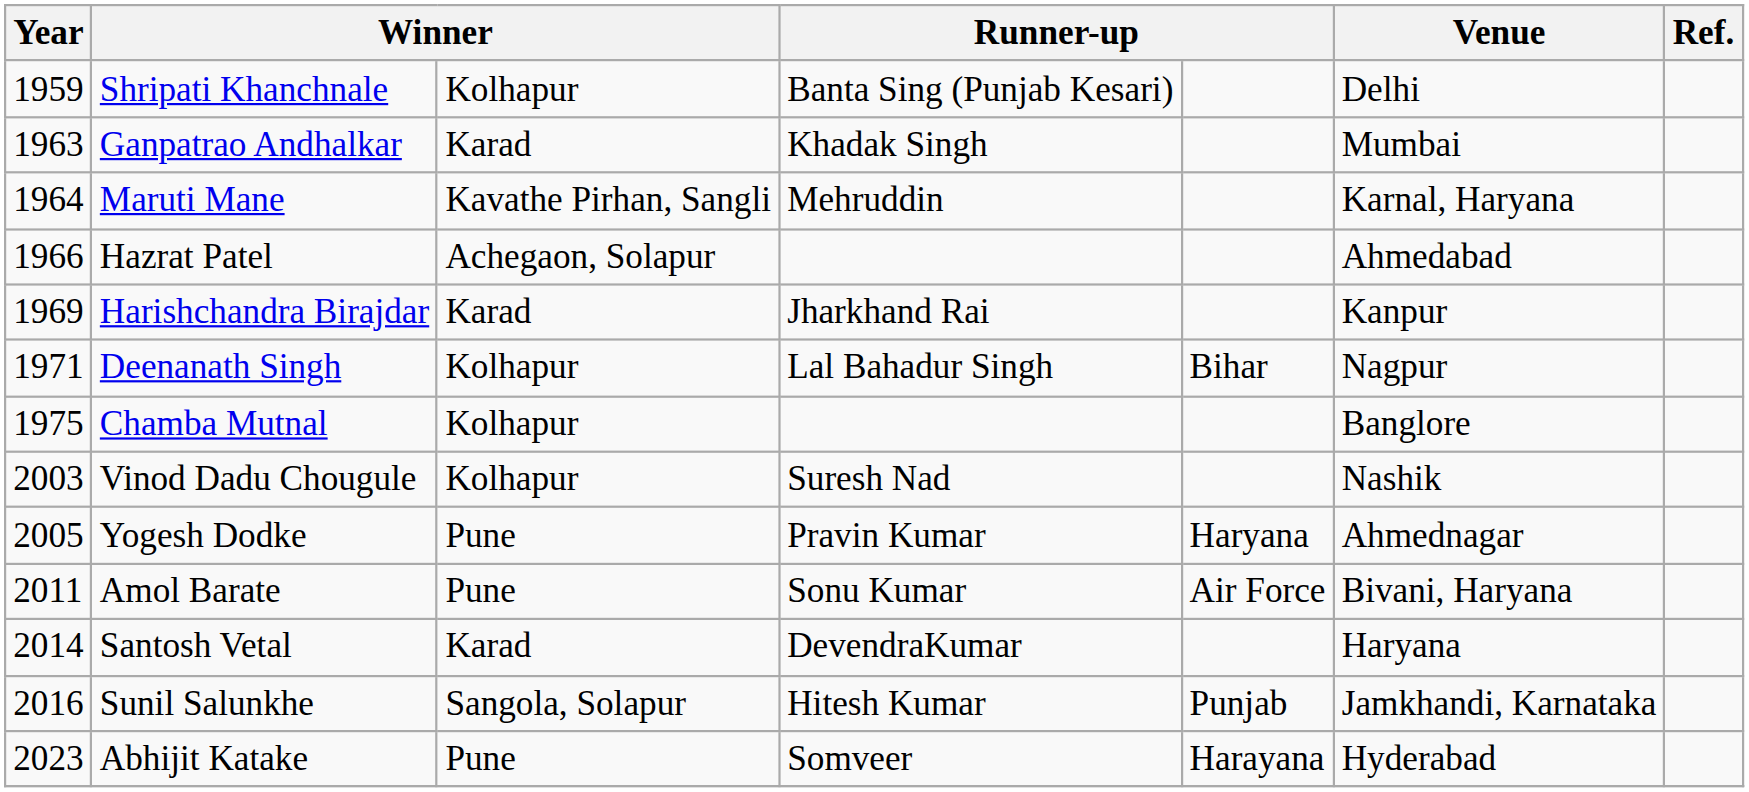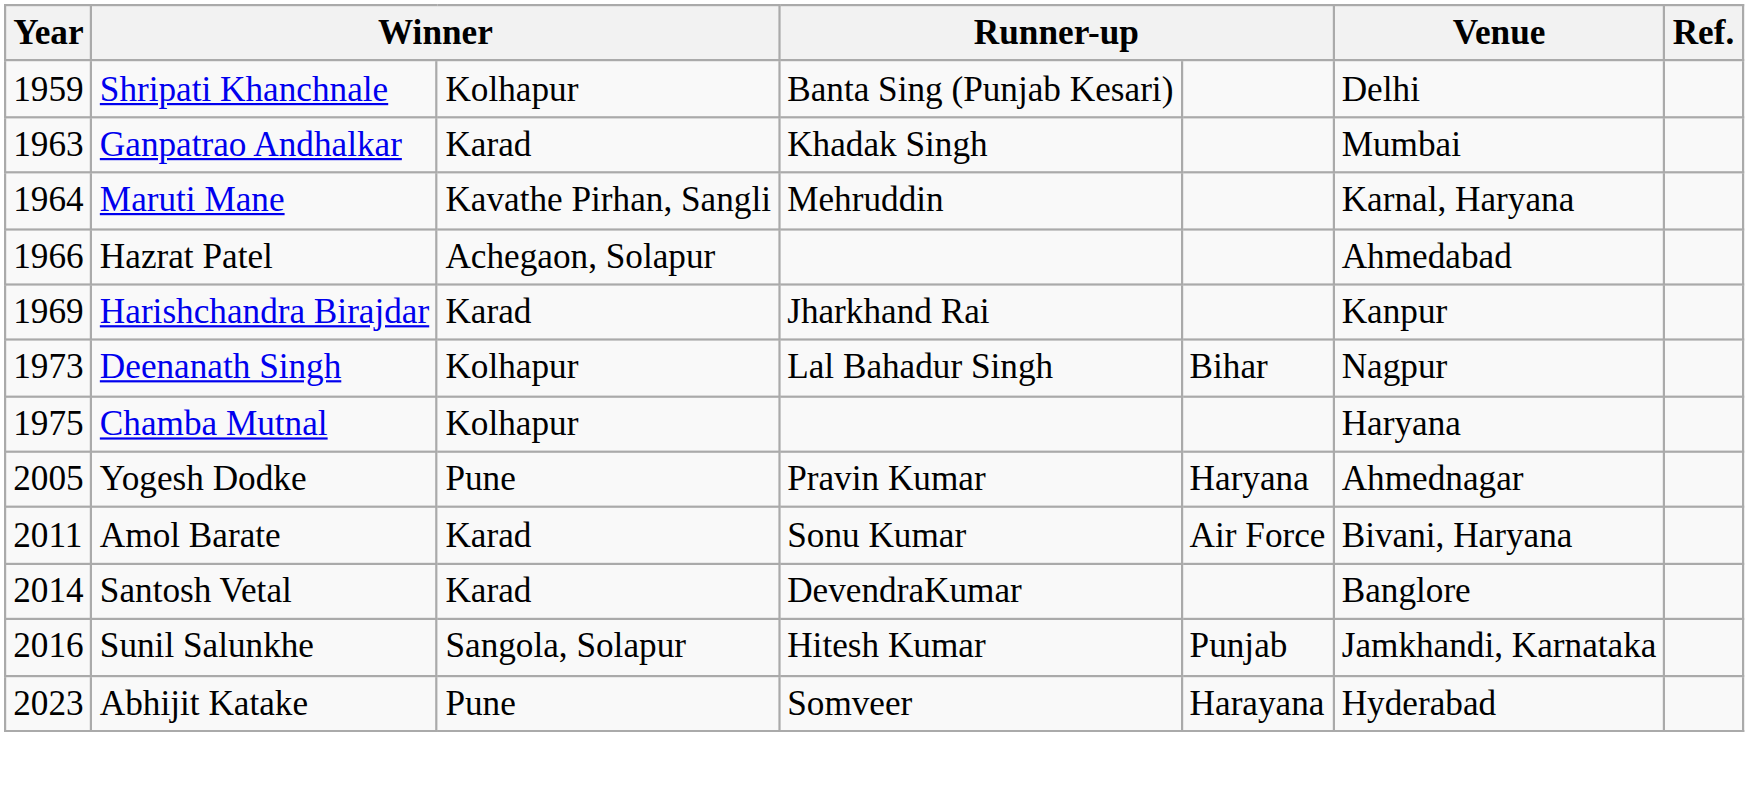(48, 367) 1971 -> (48, 367) 1973
(1406, 423) Banglore -> (1401, 423) Haryana
- row: (258, 479)
(481, 590) Pune -> (488, 534) Karad
(1401, 646) Haryana -> (1406, 590) Banglore
